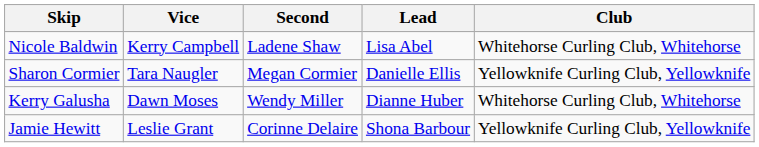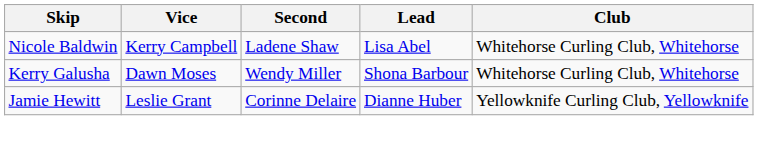- row: (64, 73)
(415, 100) Dianne Huber -> (416, 73) Shona Barbour
(418, 127) Shona Barbour -> (413, 100) Dianne Huber
